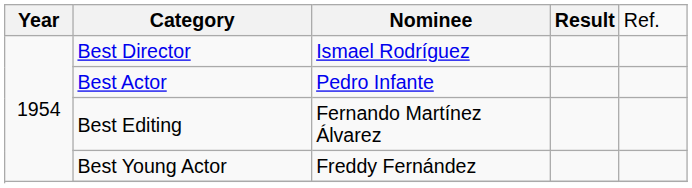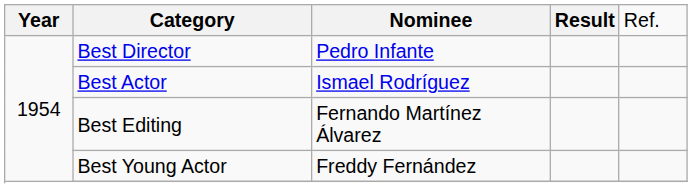(393, 51) Ismael Rodríguez -> (375, 51) Pedro Infante
(375, 82) Pedro Infante -> (393, 82) Ismael Rodríguez
